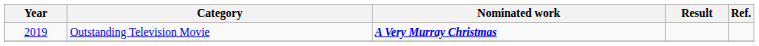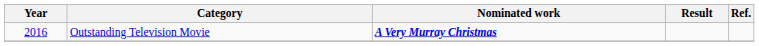(36, 31) 2019 -> (36, 31) 2016
